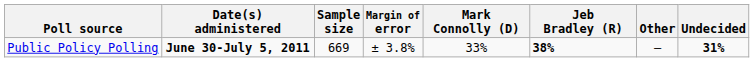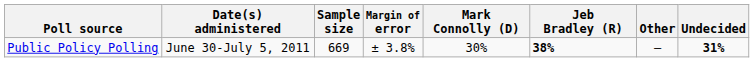(238, 47) bold -> (238, 47) normal
(476, 47) 33% -> (476, 47) 30%
